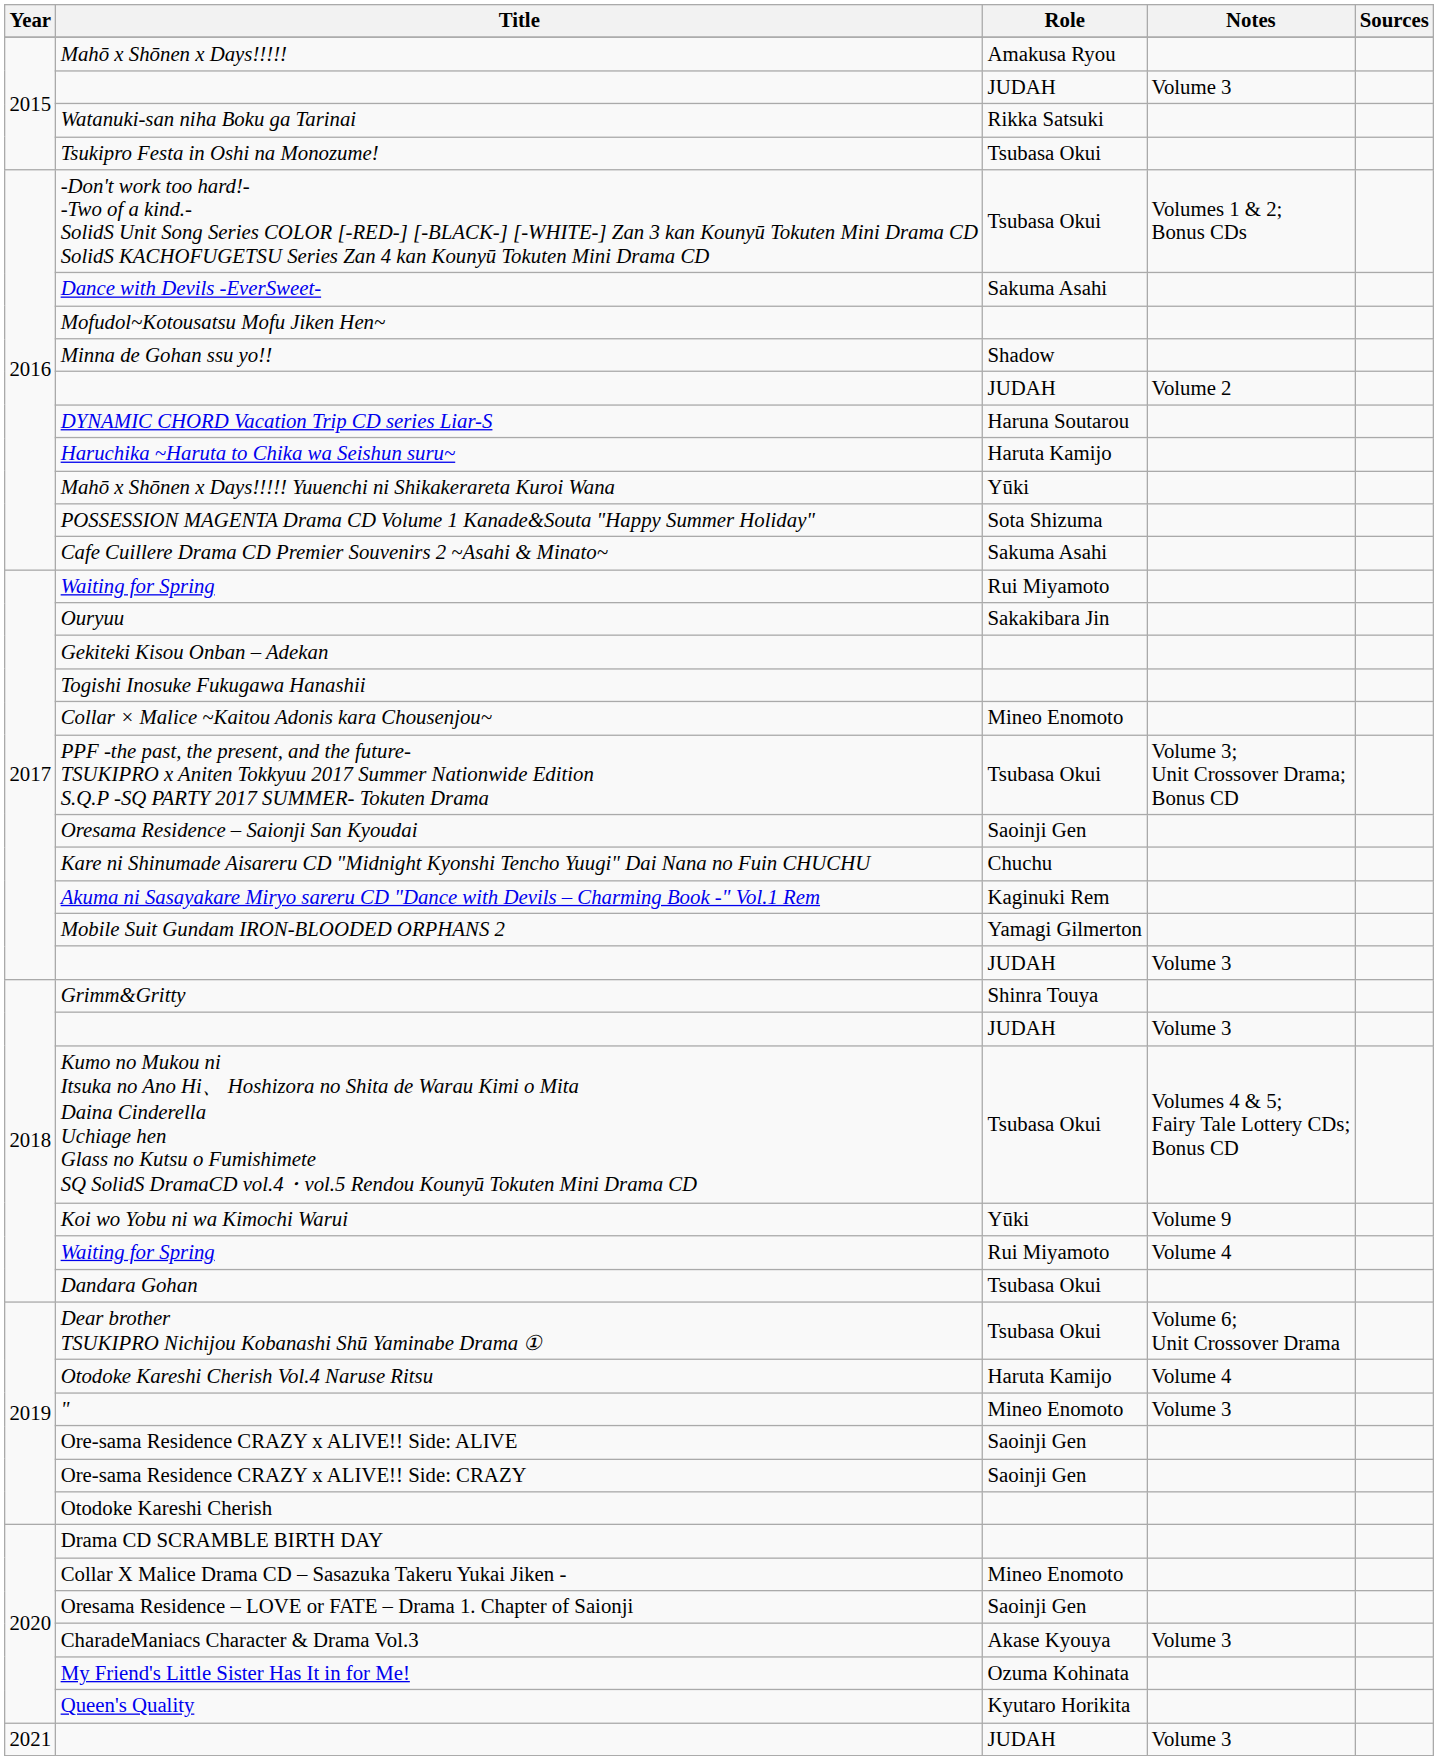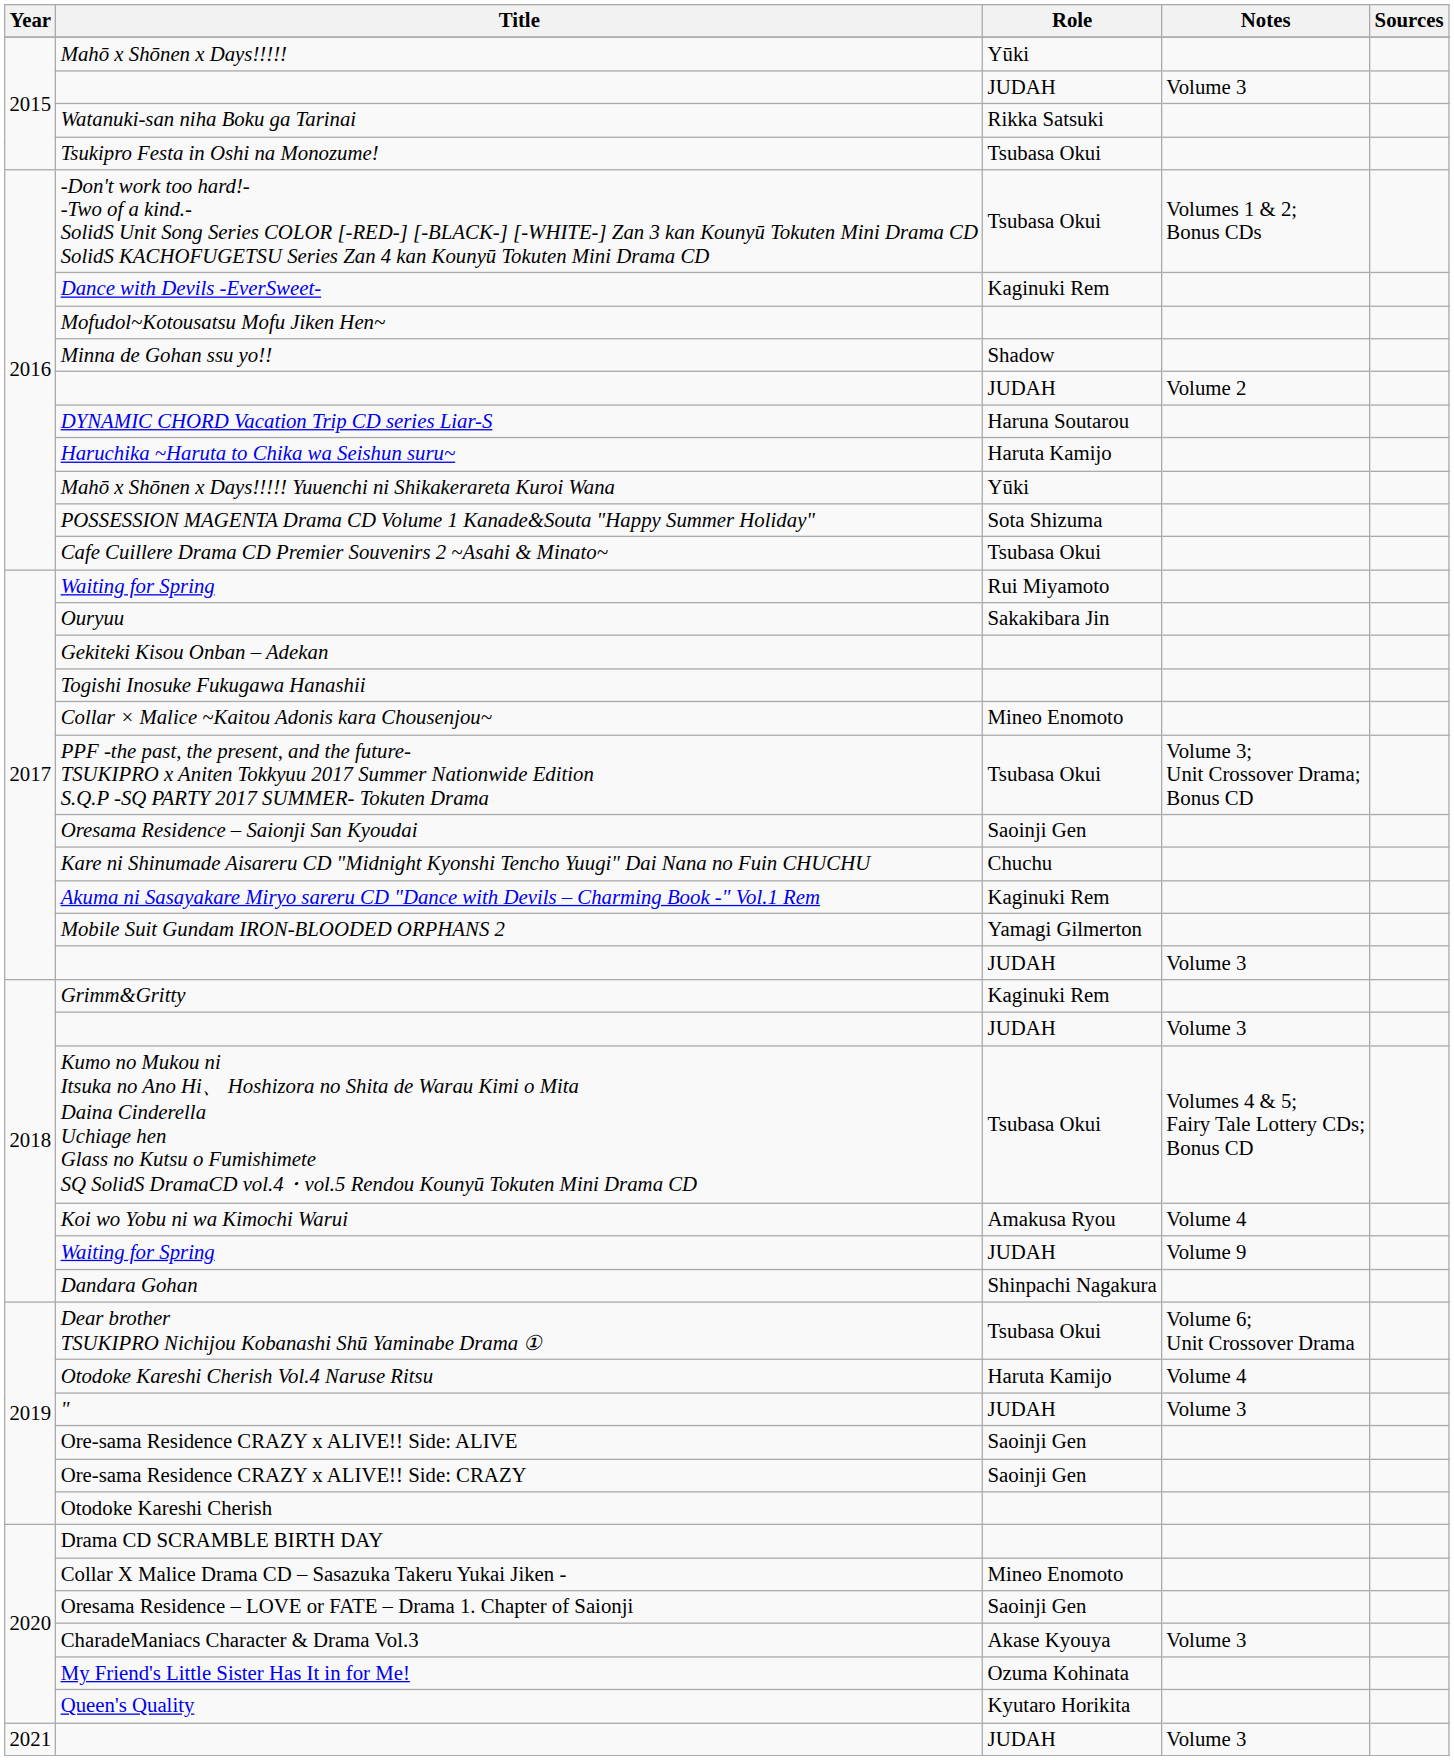(1052, 53) Amakusa Ryou -> (1008, 53) Yūki
(1047, 289) Sakuma Asahi -> (1048, 289) Kaginuki Rem
(1047, 553) Sakuma Asahi -> (1044, 553) Tsubasa Okui
(1043, 995) Shinra Touya -> (1048, 995) Kaginuki Rem
(1008, 1219) Yūki -> (1052, 1219) Amakusa Ryou
(1192, 1219) Volume 9 -> (1206, 1219) Volume 4
(1048, 1252) Rui Miyamoto -> (1022, 1252) JUDAH
(1192, 1252) Volume 4 -> (1206, 1252) Volume 9
(1044, 1285) Tsubasa Okui -> (1072, 1285) Shinpachi Nagakura
(1055, 1409) Mineo Enomoto -> (1022, 1409) JUDAH
